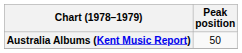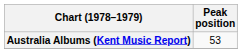(215, 40) 50 -> (215, 40) 53
